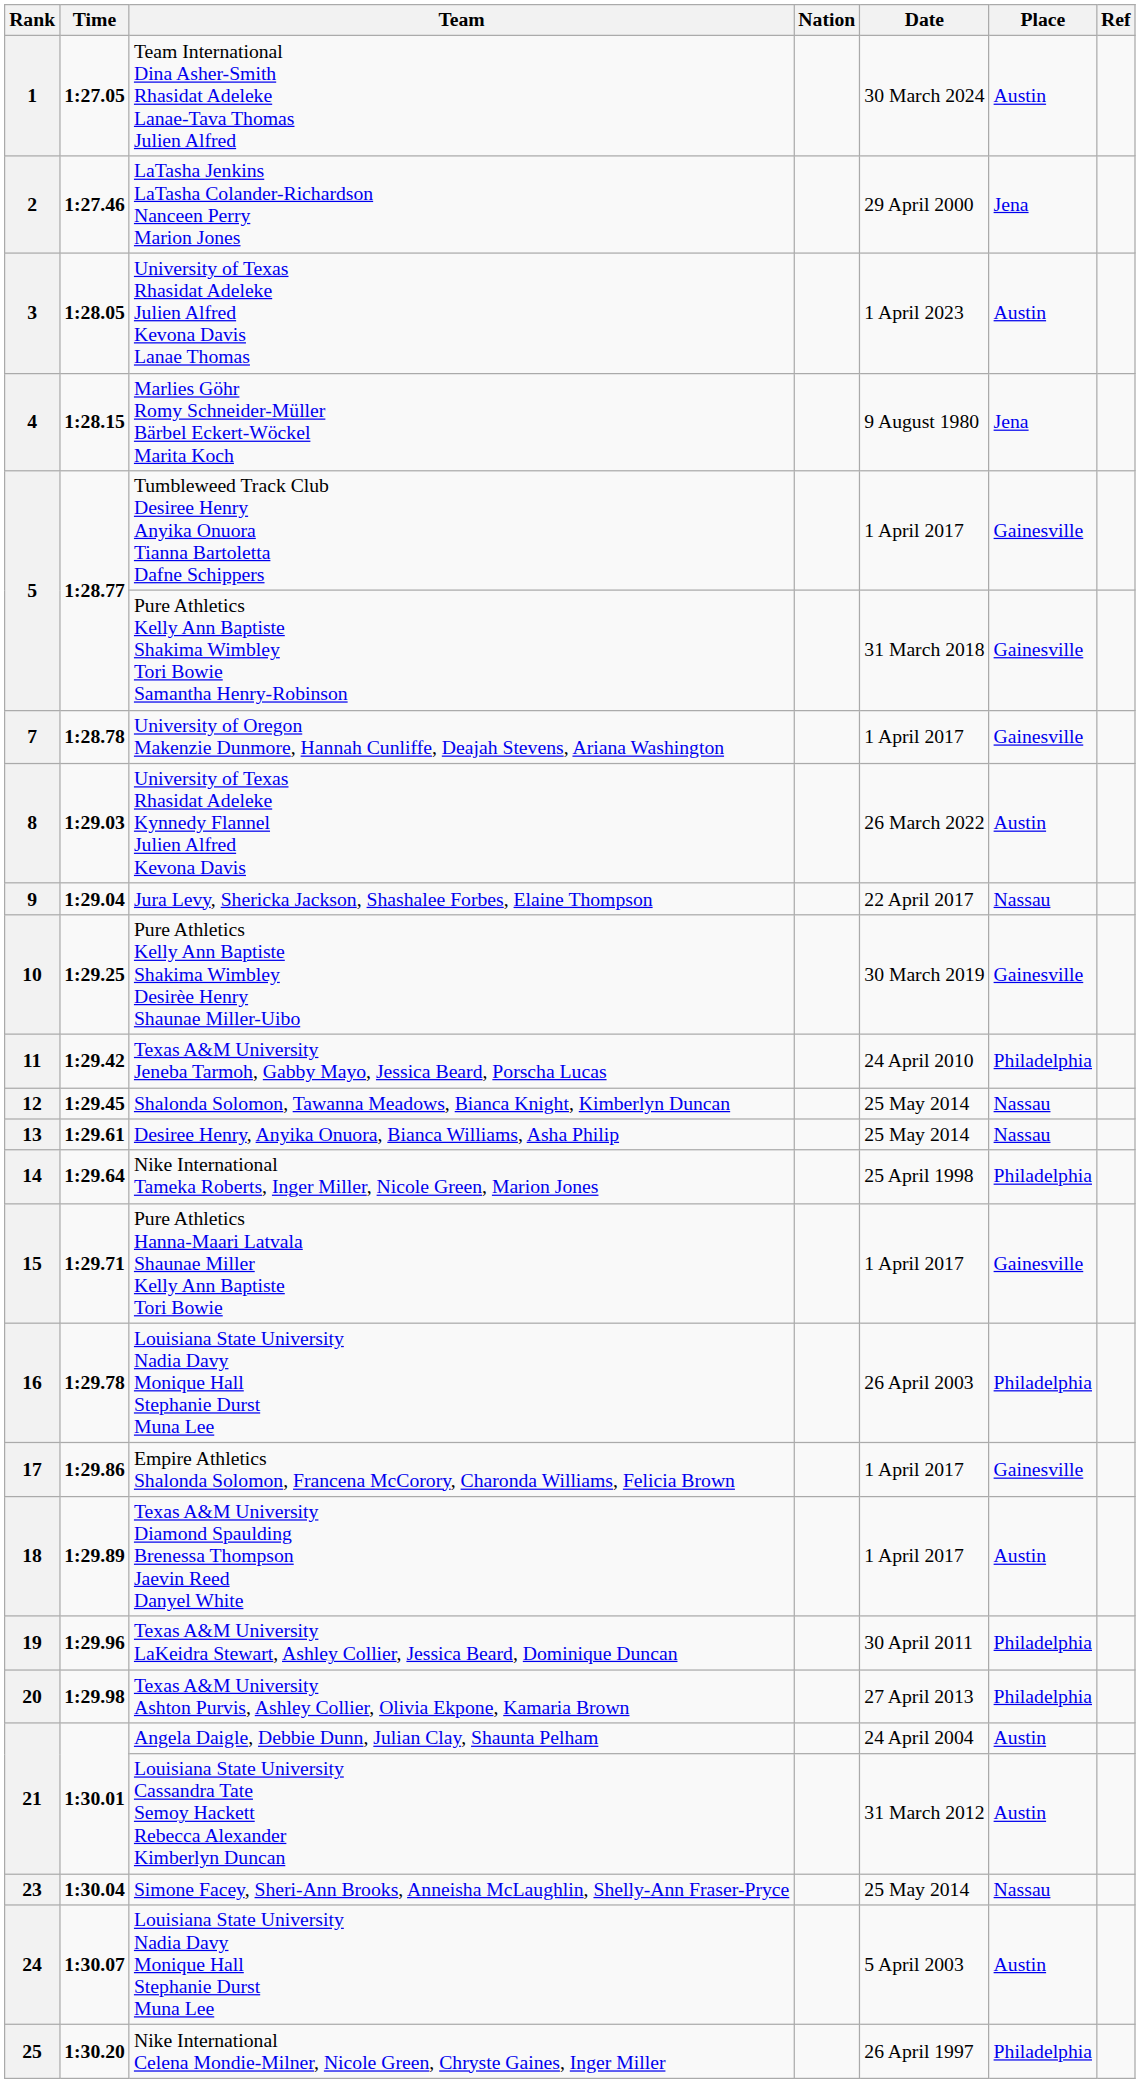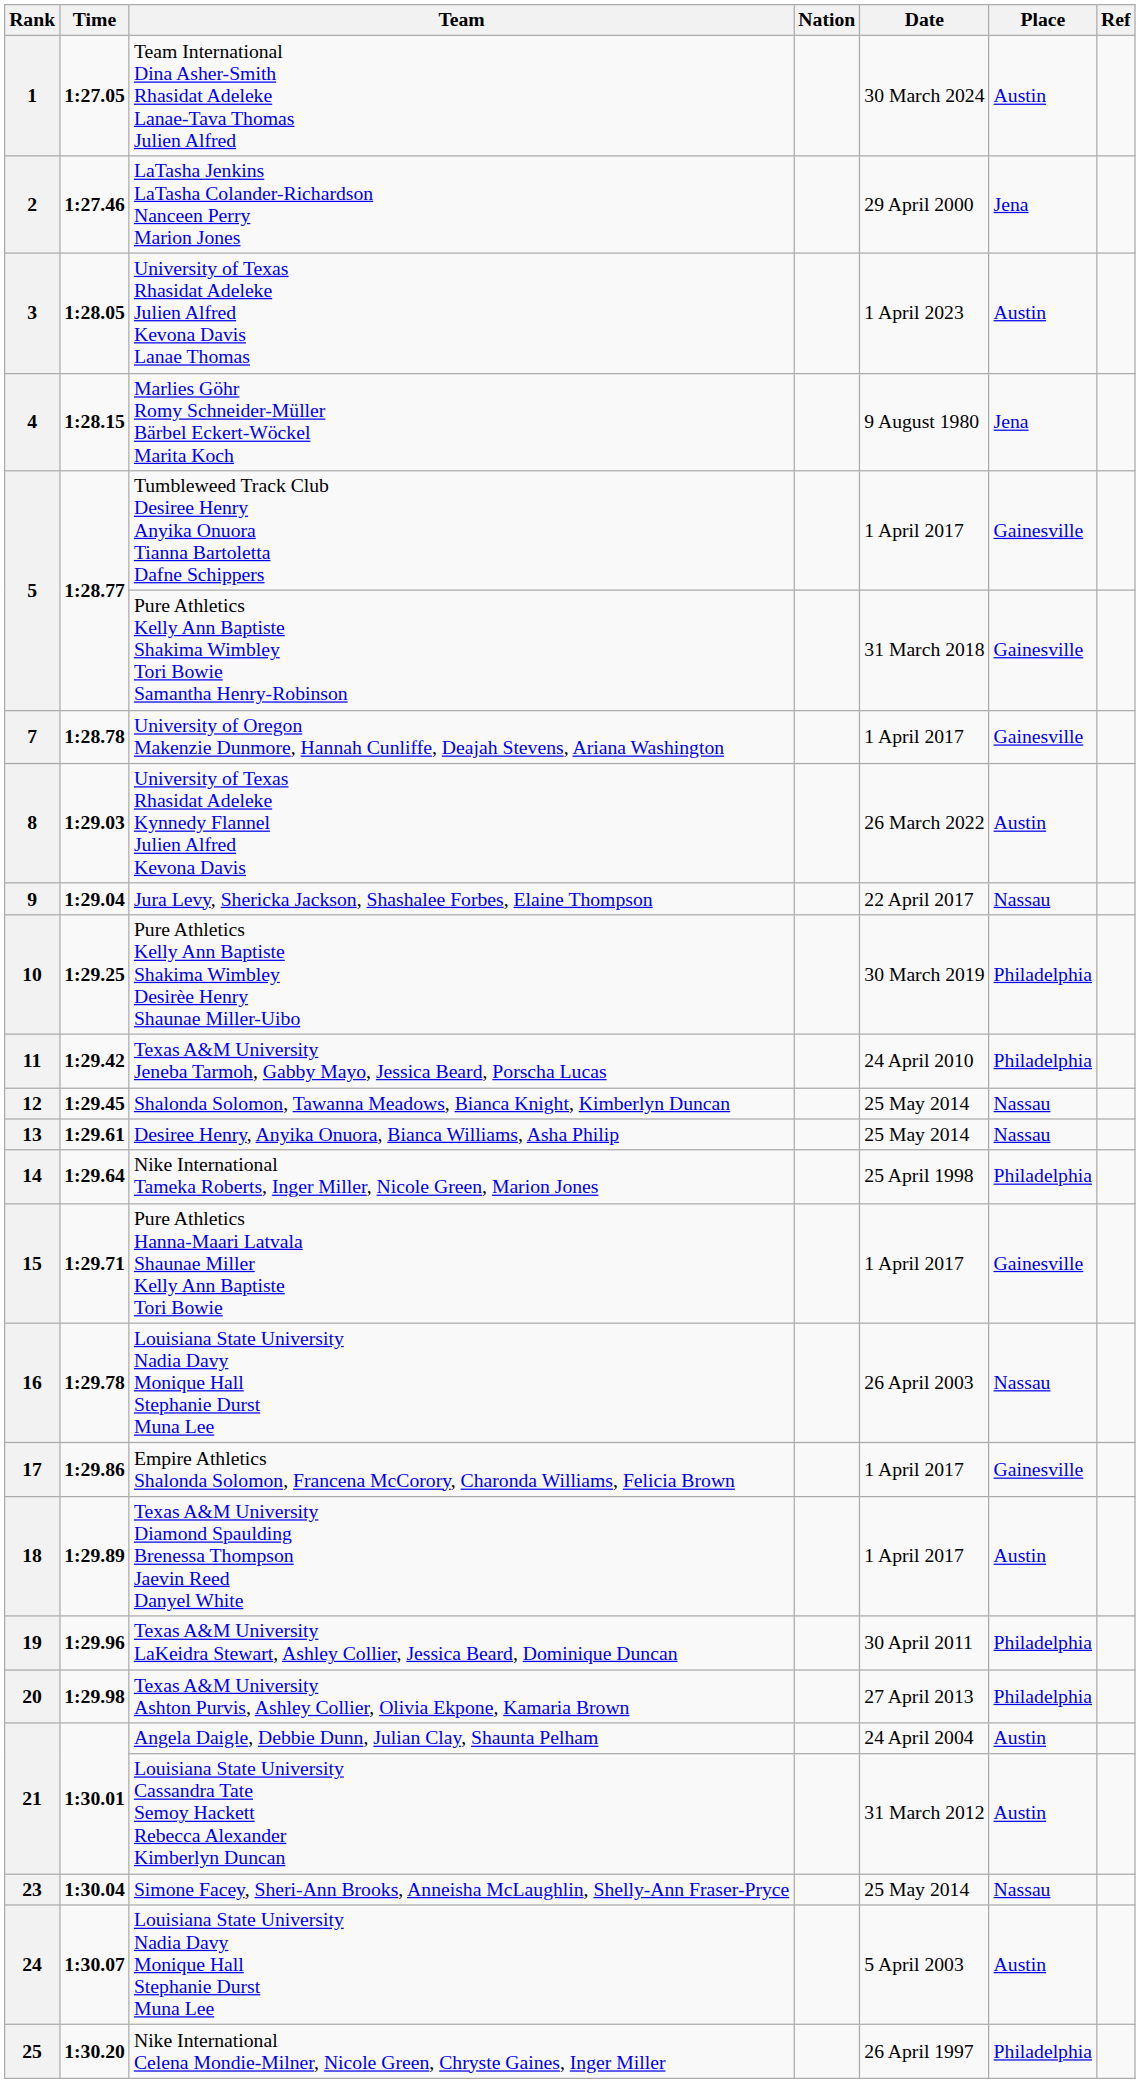(1038, 974) Gainesville -> (1043, 974) Philadelphia
(1043, 1382) Philadelphia -> (1022, 1382) Nassau
